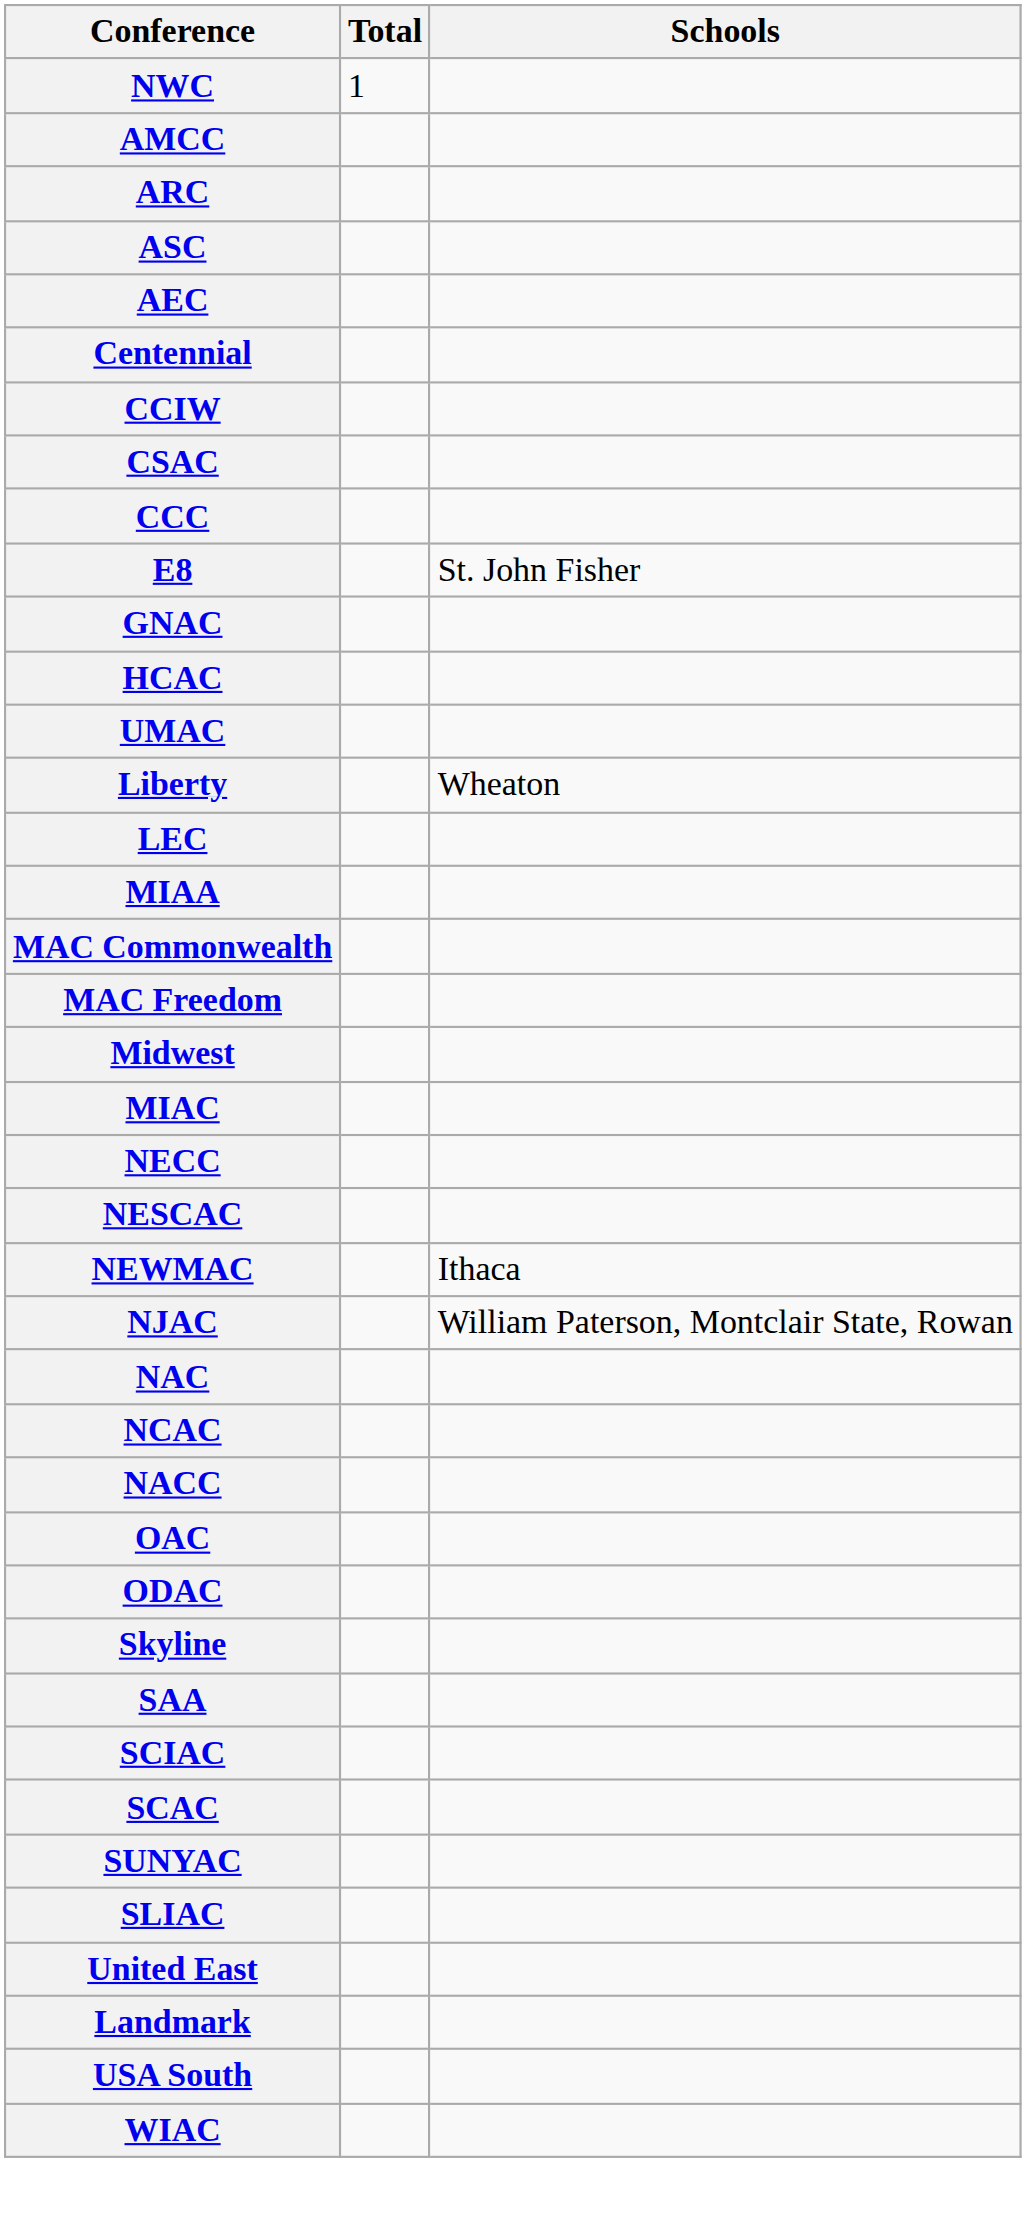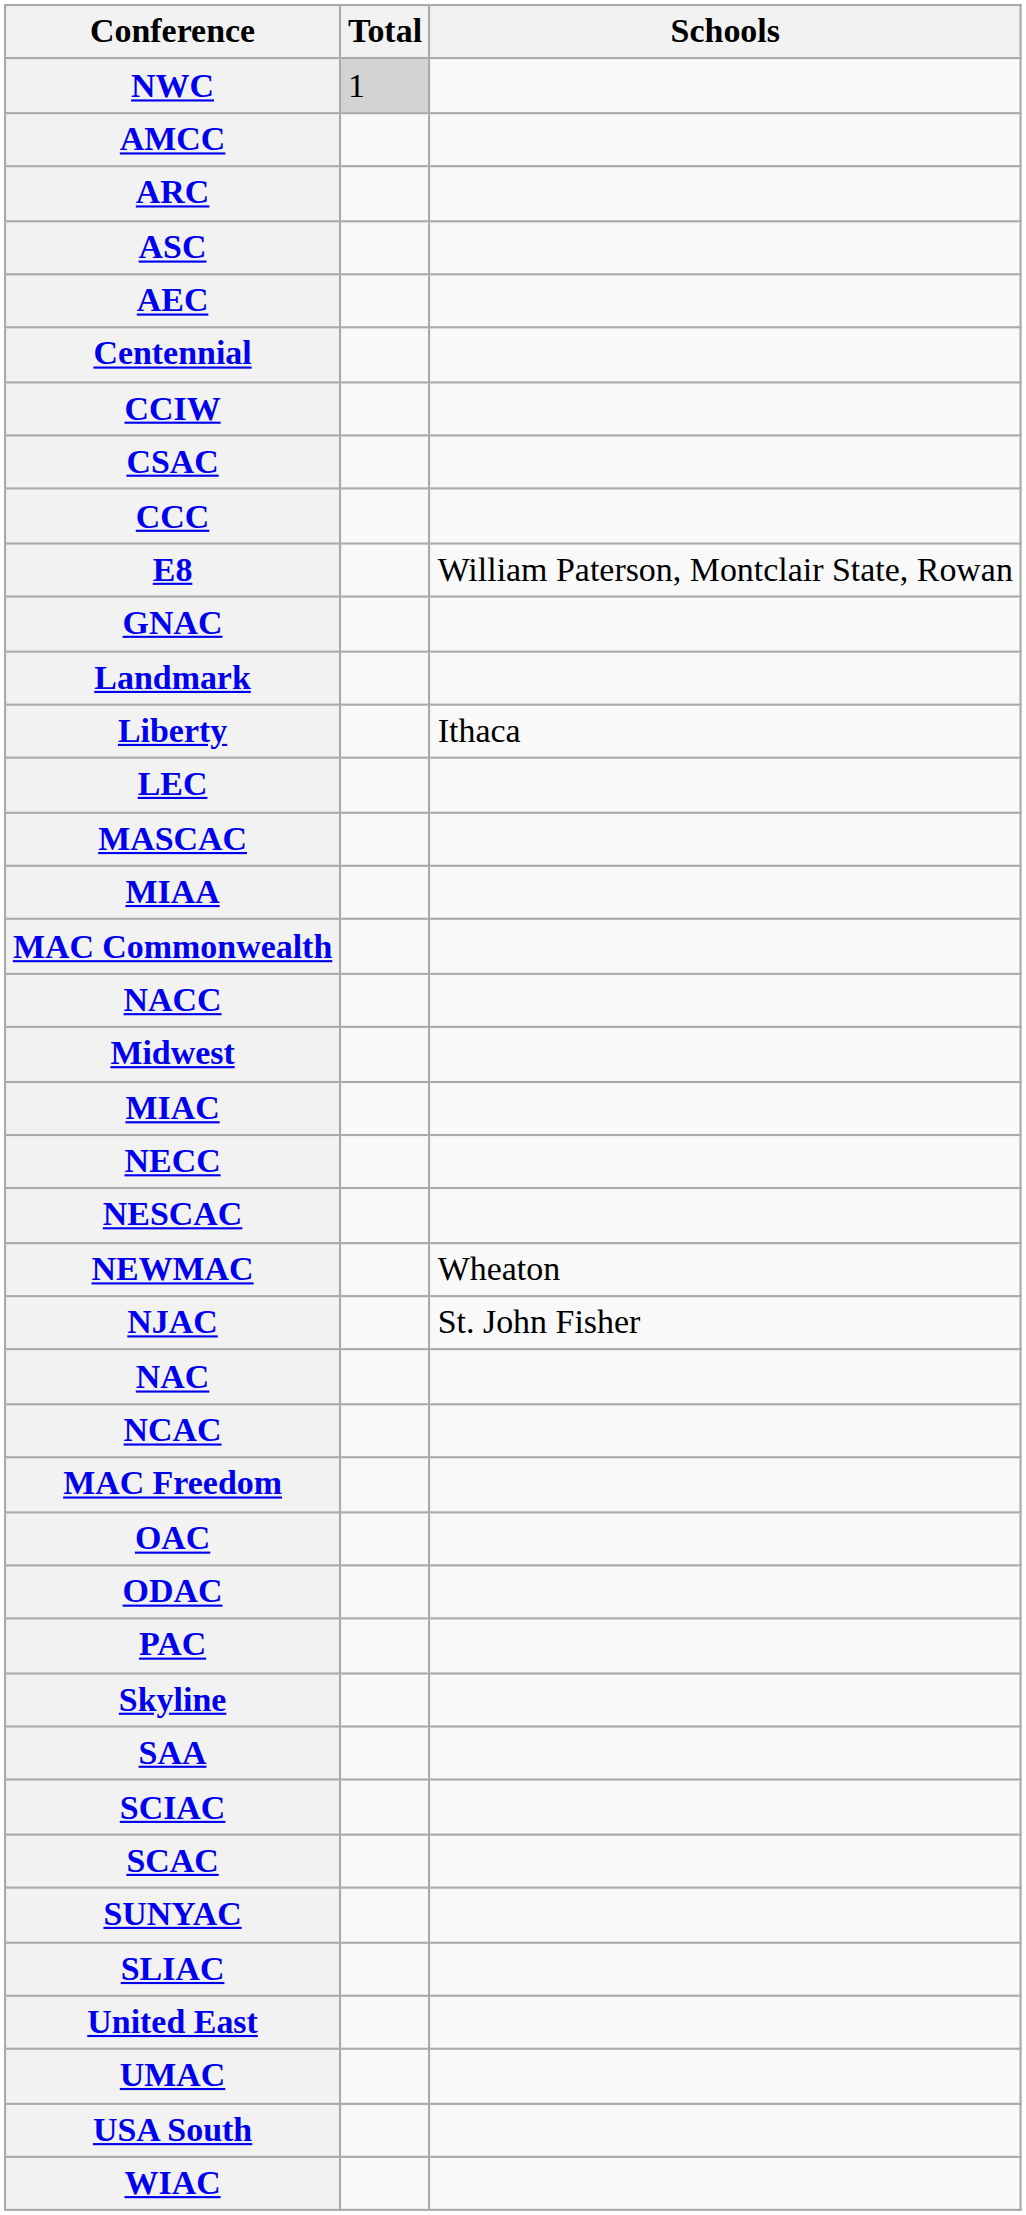(356, 85) no background -> (356, 85) lightgrey background
(539, 569) St. John Fisher -> (725, 569) William Paterson, Montclair State, Rowan
- row: (173, 676)
rows swapped: (173, 2021) <-> (173, 730)
(499, 784) Wheaton -> (479, 730) Ithaca
+ row: (173, 838)
rows swapped: (173, 999) <-> (173, 1483)
(479, 1268) Ithaca -> (499, 1268) Wheaton
(725, 1322) William Paterson, Montclair State, Rowan -> (539, 1322) St. John Fisher
+ row: (173, 1645)
